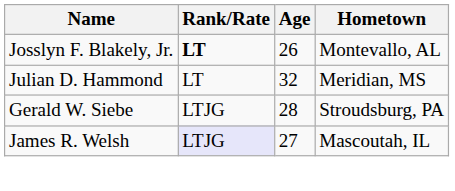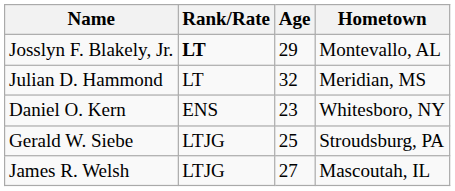(288, 49) 26 -> (288, 49) 29
+ row: (67, 110)
(288, 110) 28 -> (288, 140) 25
(203, 140) lavender background -> (203, 170) no background
